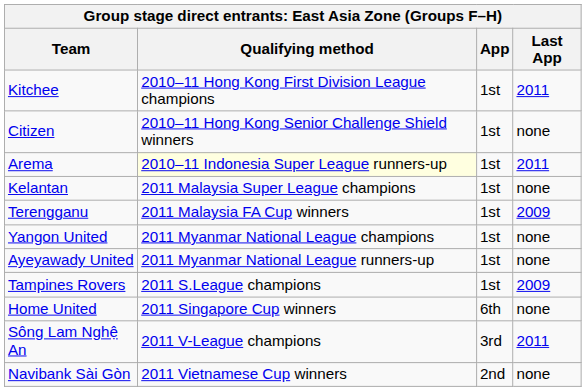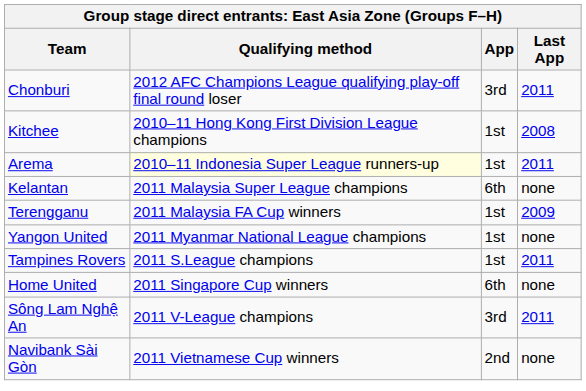+ row: (39, 90)
(533, 90) 2011 -> (538, 131) 2008
- row: (31, 131)
(490, 188) 1st -> (495, 188) 6th
- row: (71, 260)
(533, 284) 2009 -> (538, 260) 2011
